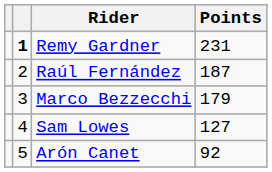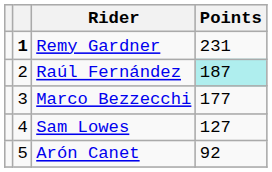(215, 73) no background -> (215, 73) paleturquoise background
(215, 100) 179 -> (215, 100) 177
